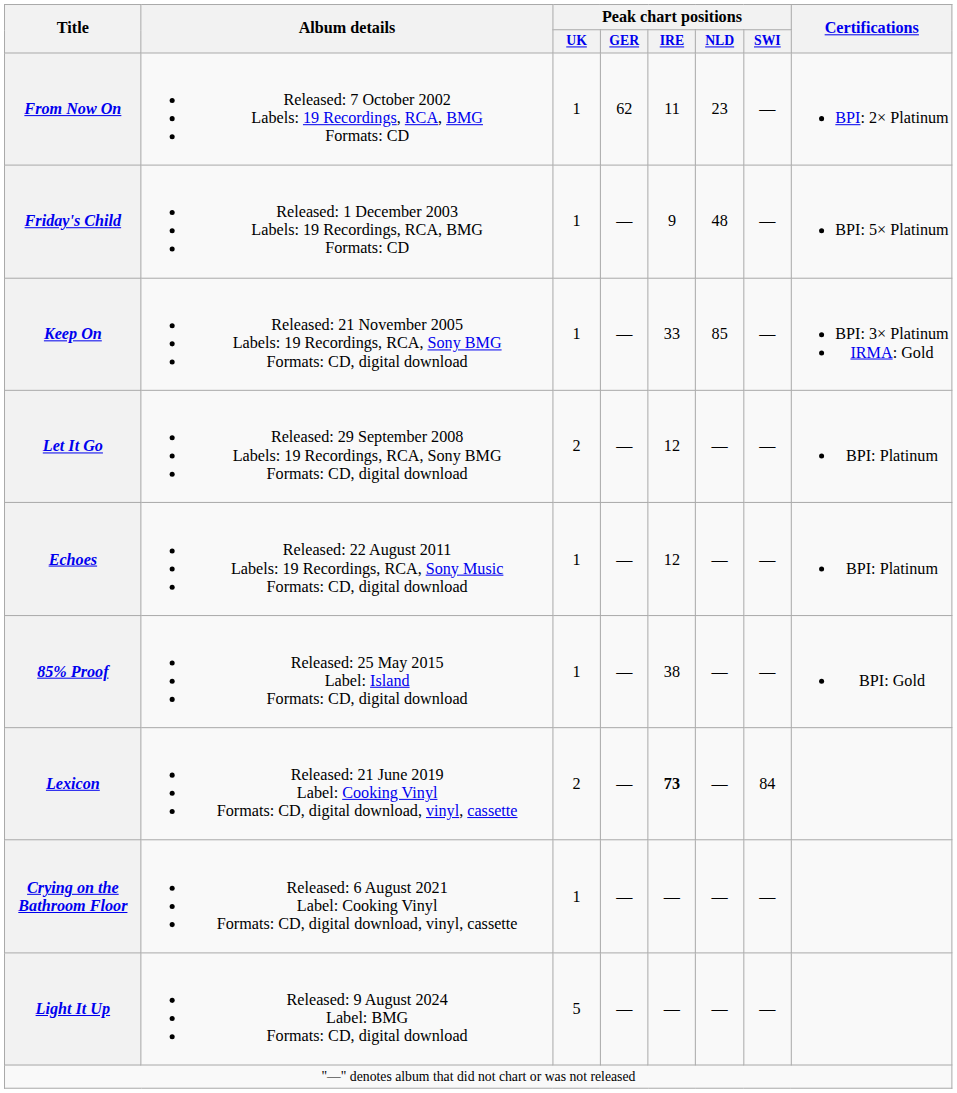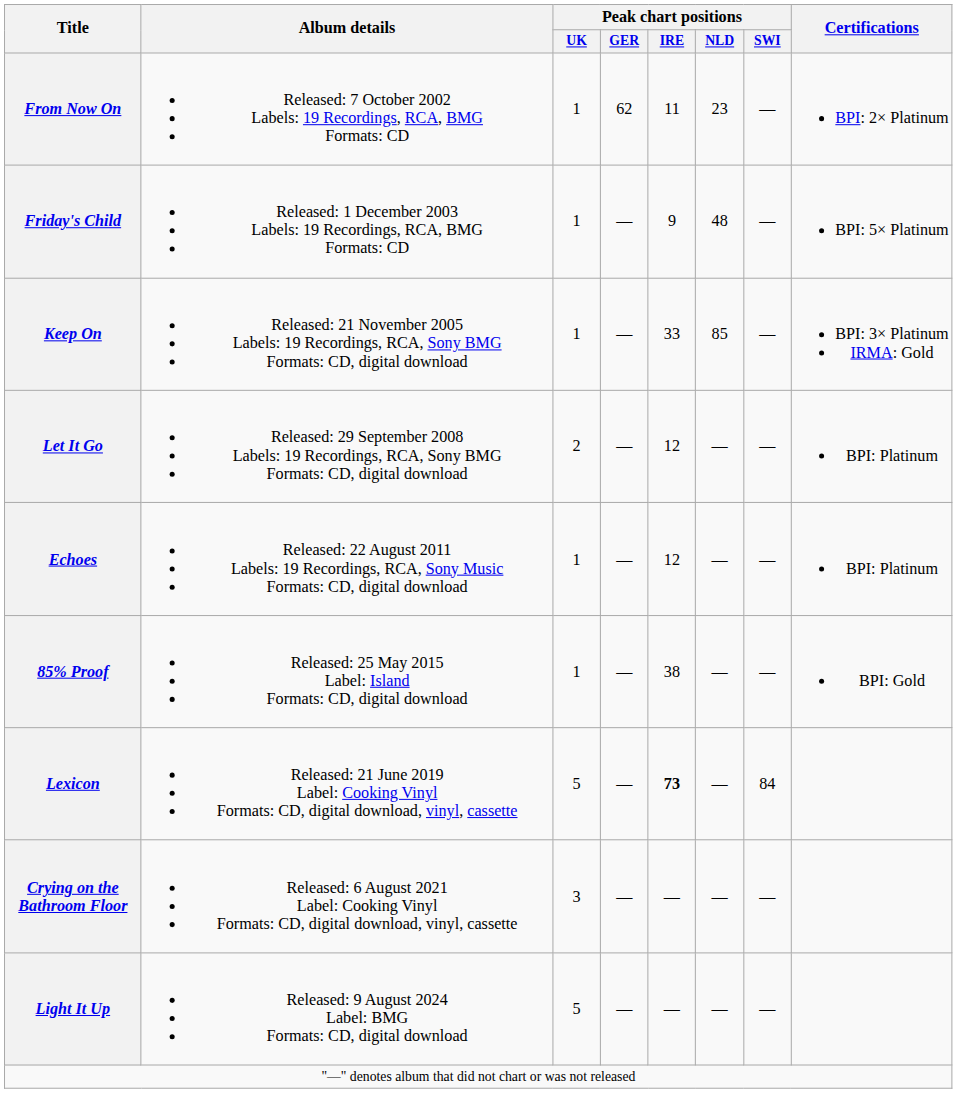(577, 783) 2 -> (577, 783) 5
(577, 896) 1 -> (577, 896) 3
